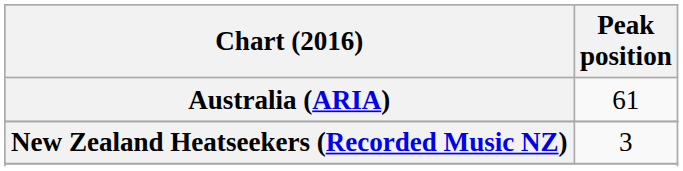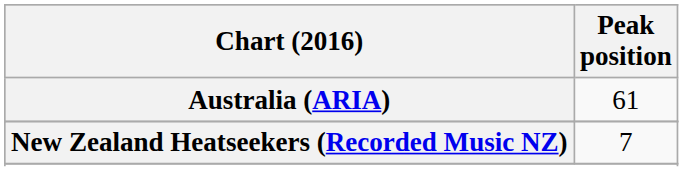(626, 142) 3 -> (626, 142) 7
